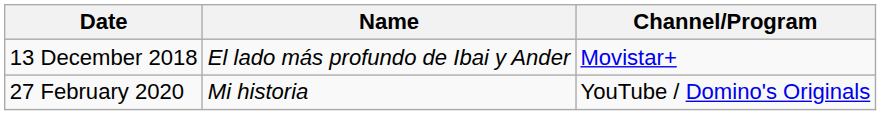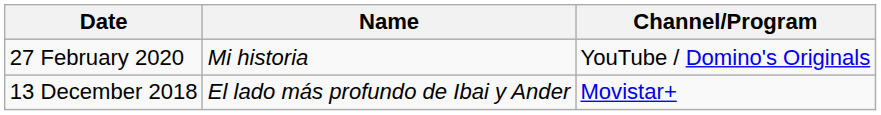rows swapped: (104, 57) <-> (97, 92)
